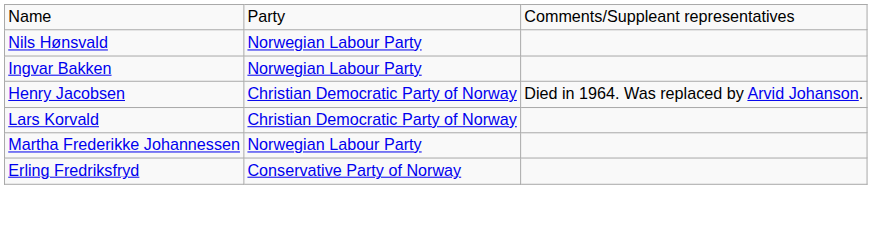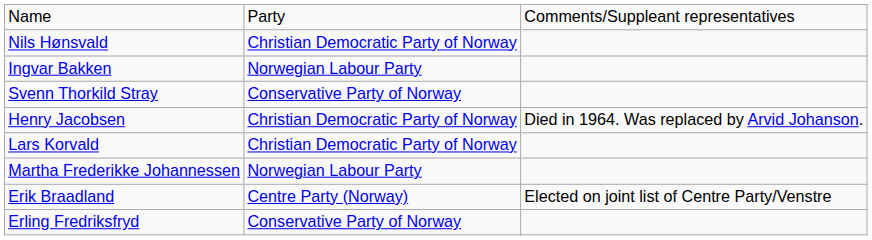(335, 42) Norwegian Labour Party -> (382, 42) Christian Democratic Party of Norway
+ row: (83, 94)
+ row: (61, 196)
